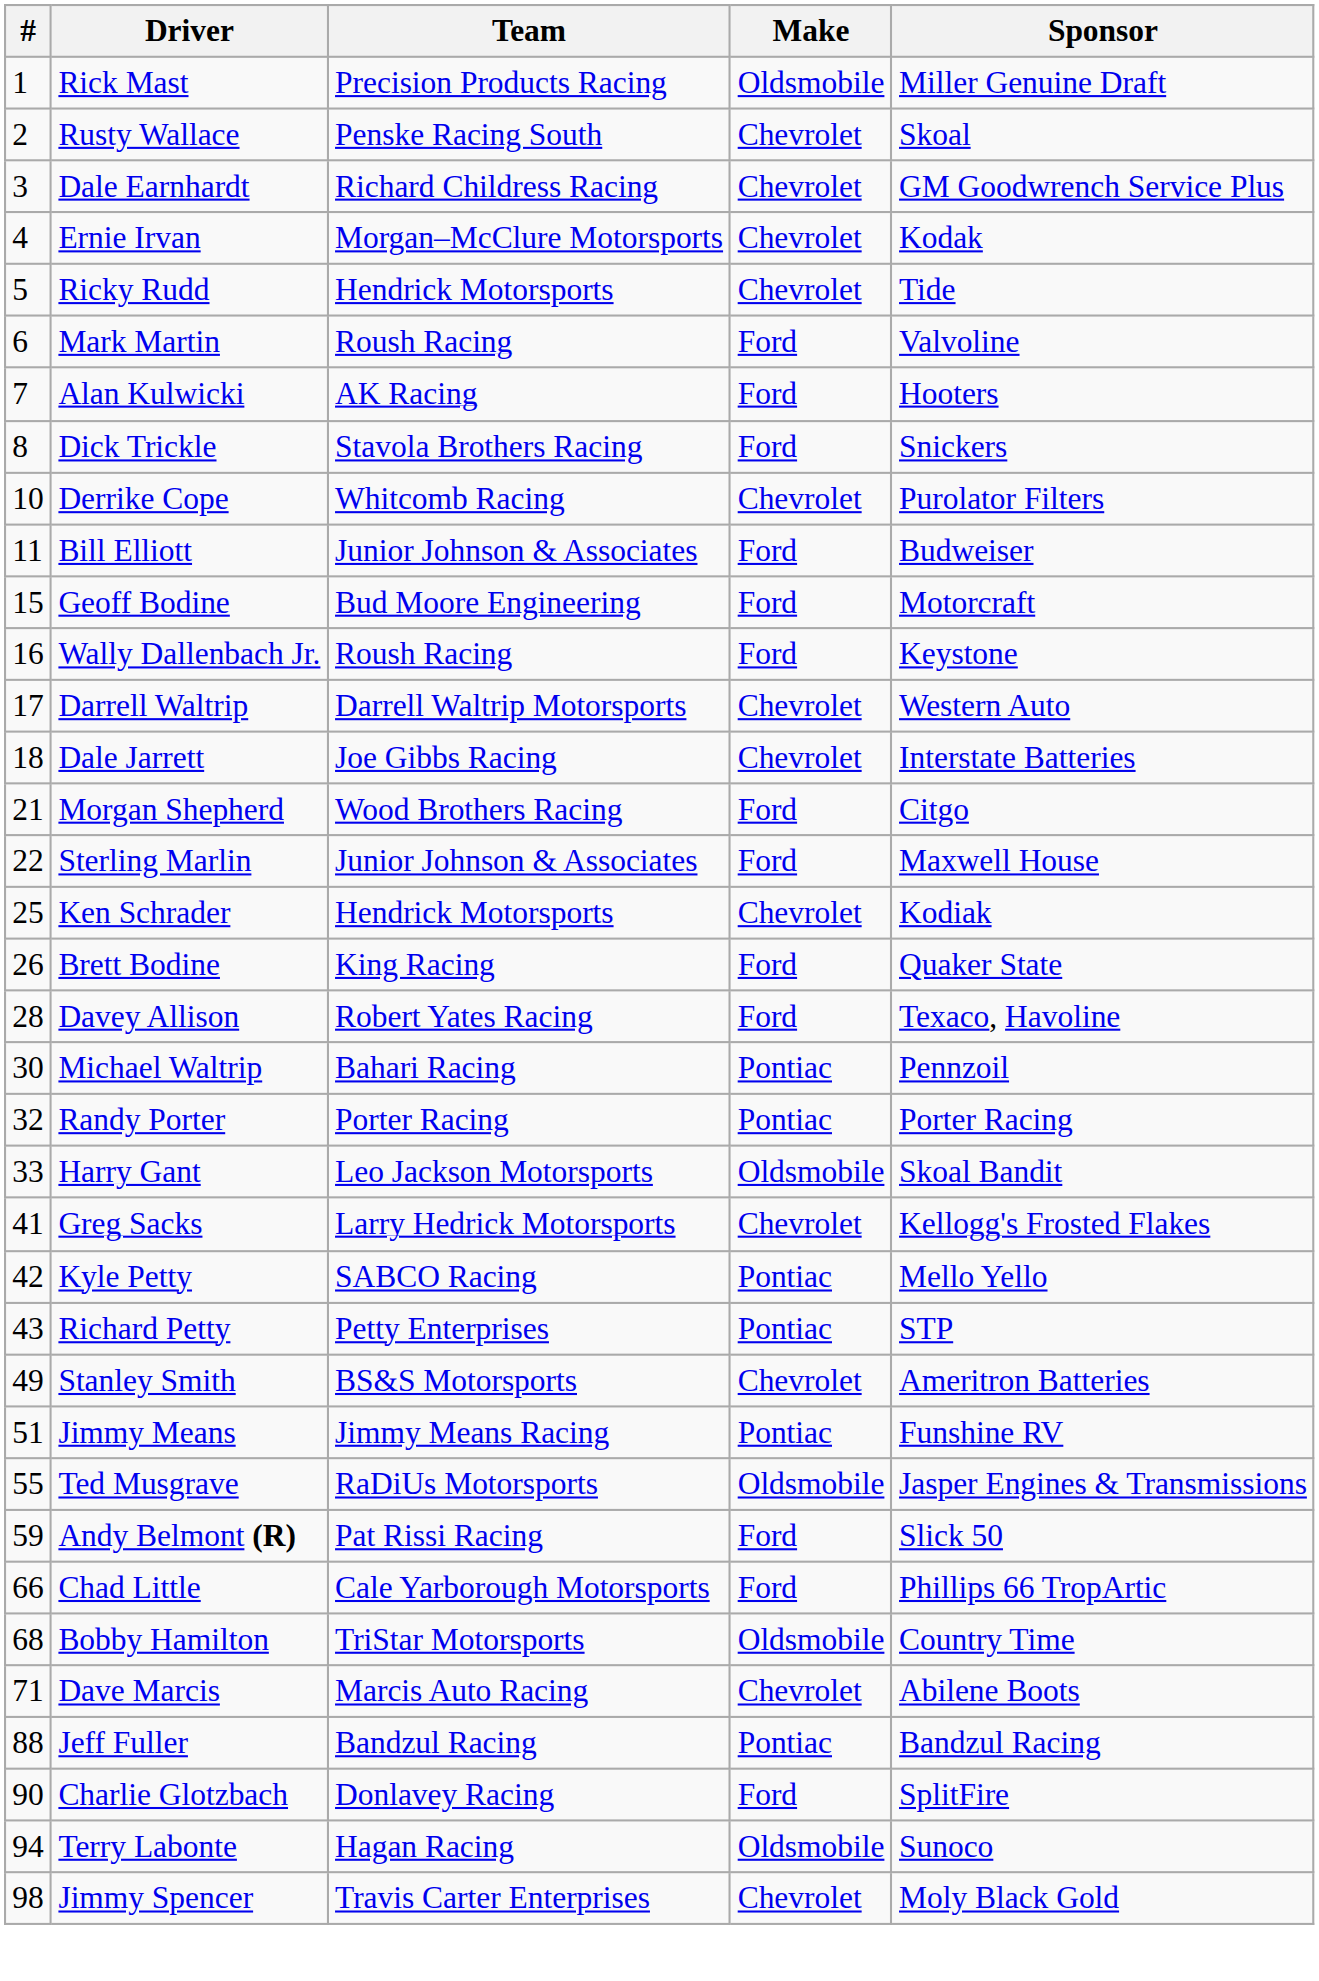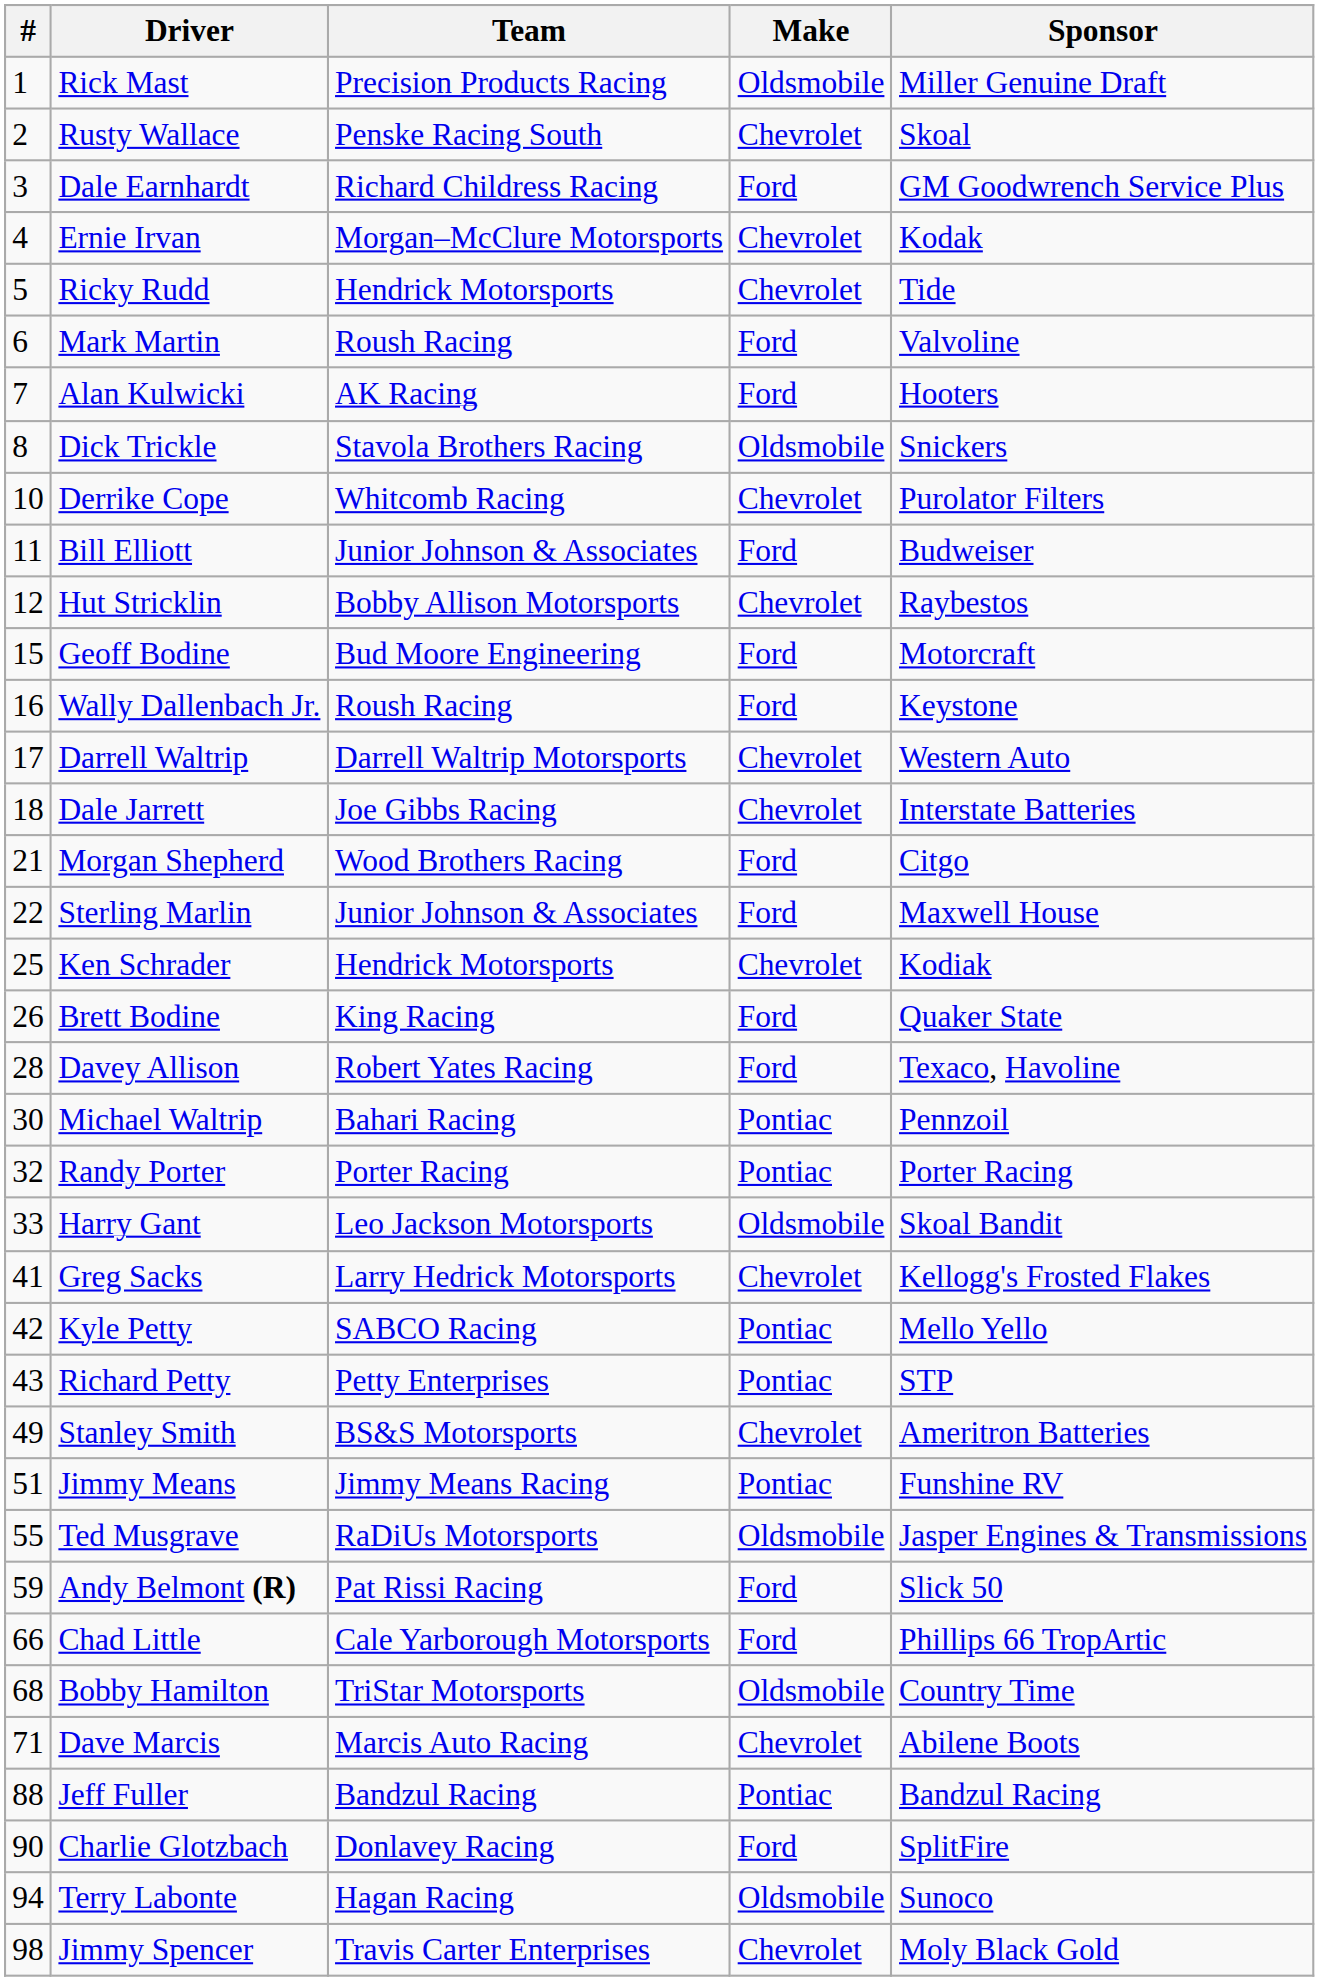(800, 186) Chevrolet -> (767, 186) Ford
(767, 445) Ford -> (811, 445) Oldsmobile
+ row: (140, 601)
